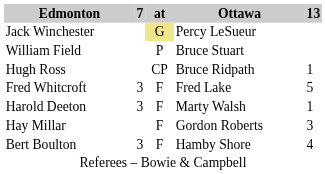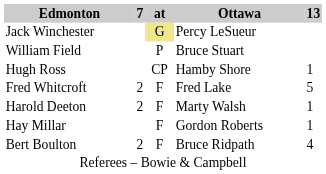(215, 69) Bruce Ridpath -> (213, 69) Hamby Shore
(140, 88) 3 -> (140, 88) 2
(140, 106) 3 -> (140, 106) 2
(310, 125) 3 -> (310, 125) 1
(140, 144) 3 -> (140, 144) 2
(213, 144) Hamby Shore -> (215, 144) Bruce Ridpath
